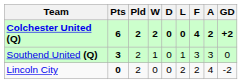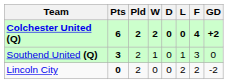- column: (211, 12)
